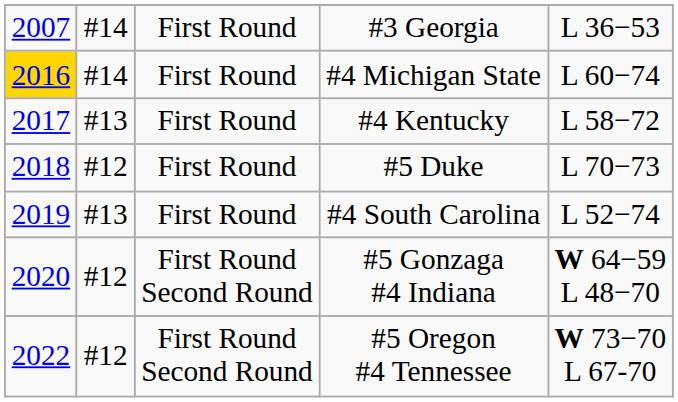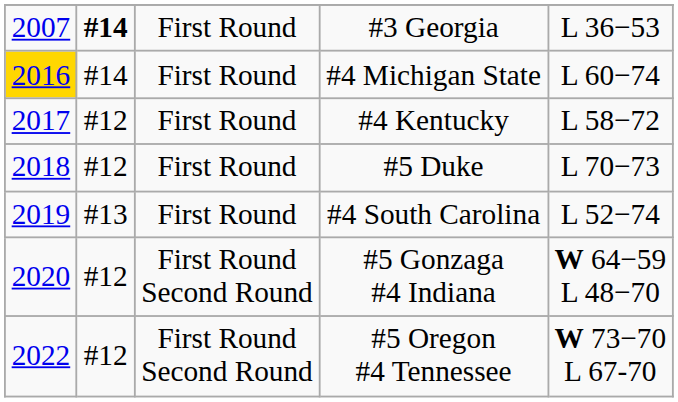(106, 27) normal -> (106, 27) bold
(106, 120) #13 -> (106, 120) #12
